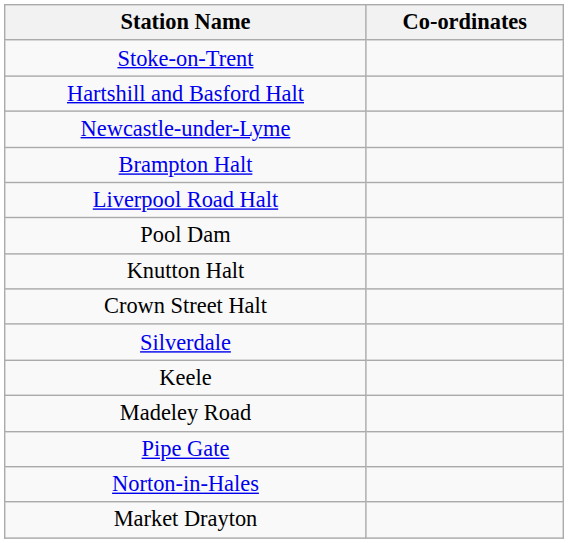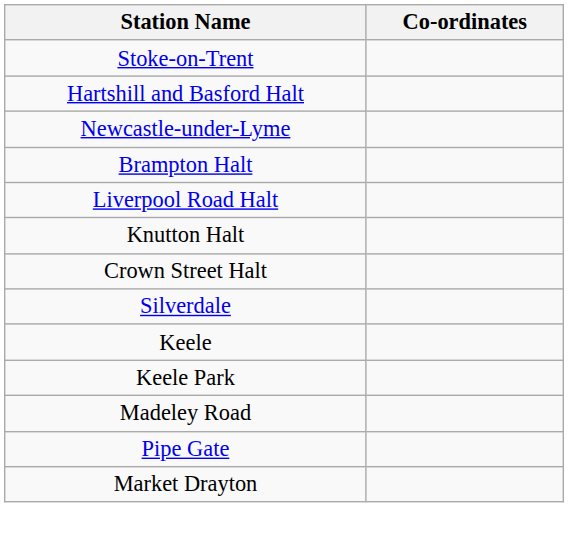- row: (185, 235)
+ row: (185, 377)
- row: (185, 484)
